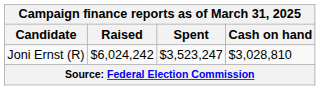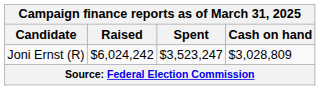(260, 54) $3,028,810 -> (260, 54) $3,028,809
